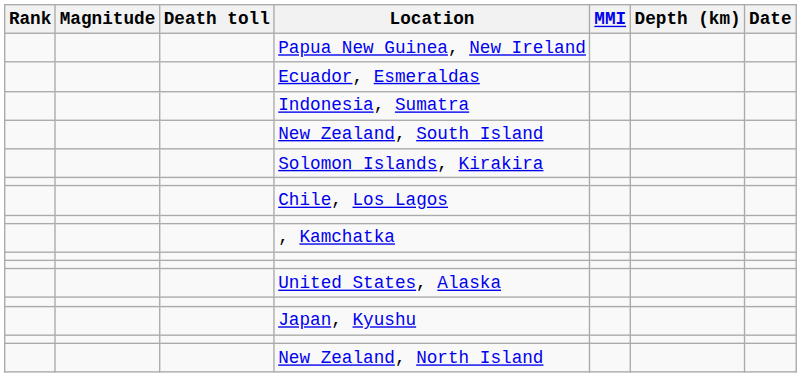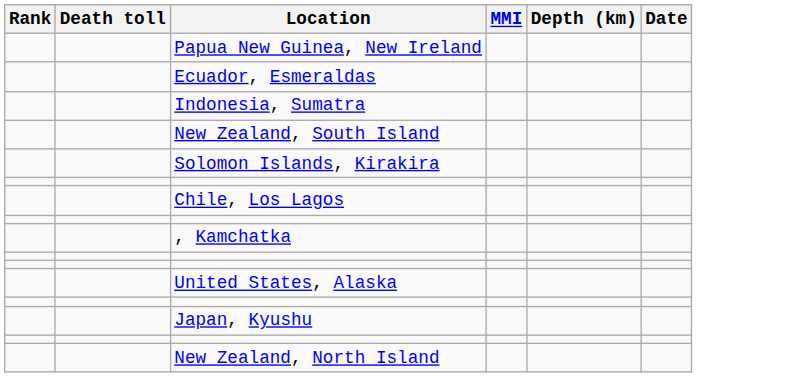- column: (108, 19)
